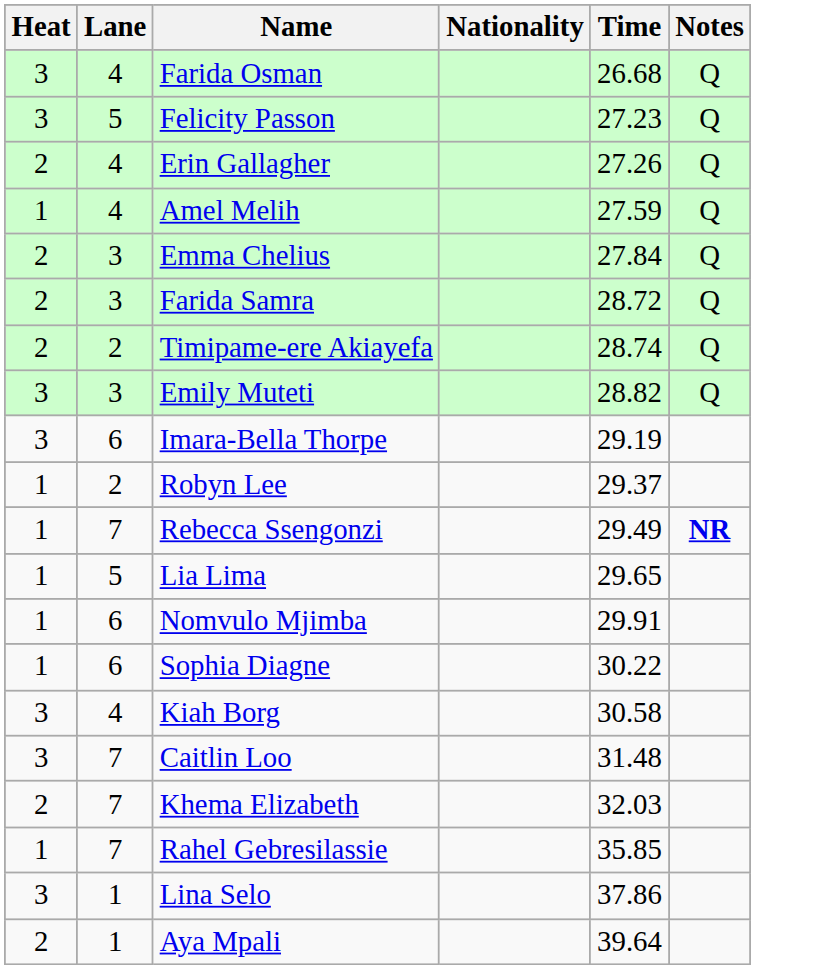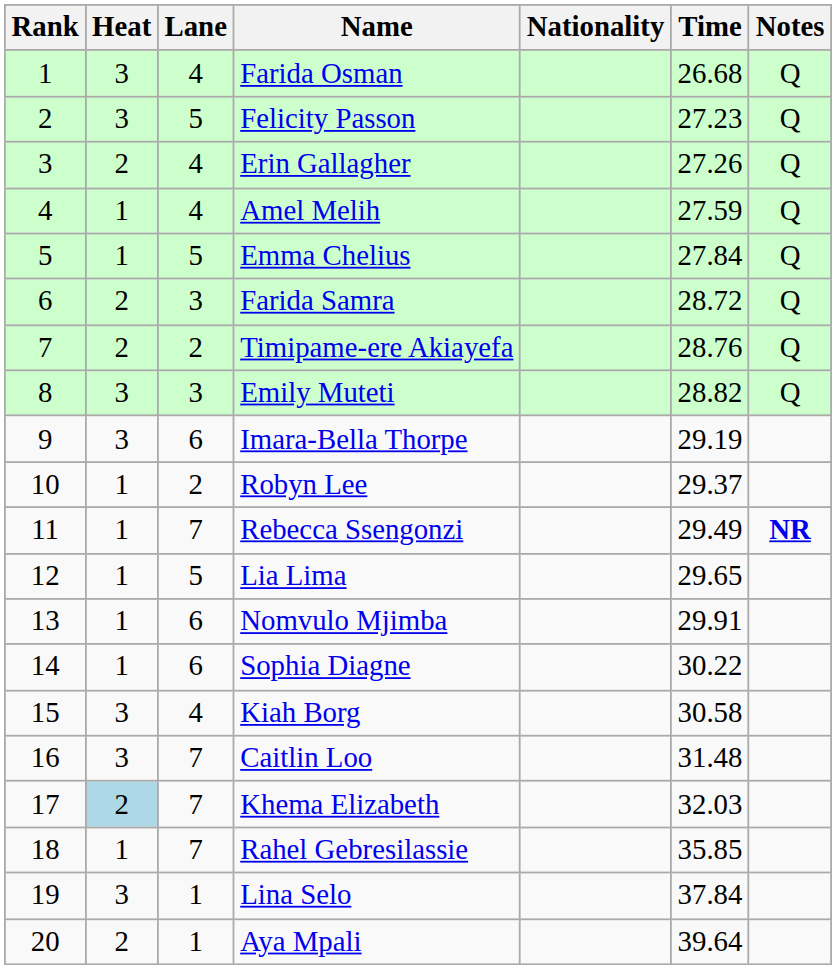+ column: (45, 27)
(41, 255) 2 -> (122, 255) 1
(115, 255) 3 -> (196, 255) 5
(629, 347) 28.74 -> (710, 347) 28.76
(41, 803) no background -> (122, 803) lightblue background
(629, 895) 37.86 -> (710, 895) 37.84
